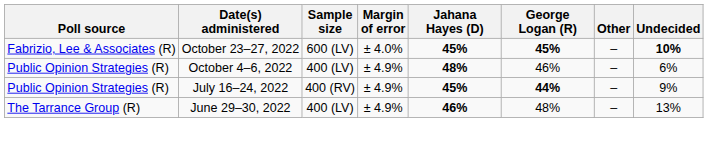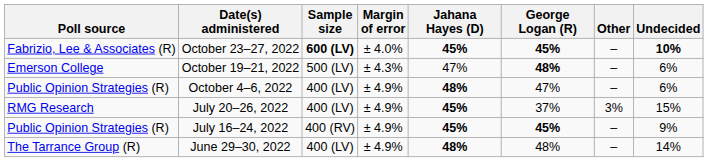(330, 48) normal -> (330, 48) bold
+ row: (240, 68)
(548, 68) 46% -> (548, 88) 47%
+ row: (240, 108)
(548, 88) 44% -> (548, 128) 45%
(455, 108) 46% -> (455, 147) 48%
(668, 108) 13% -> (668, 147) 14%
